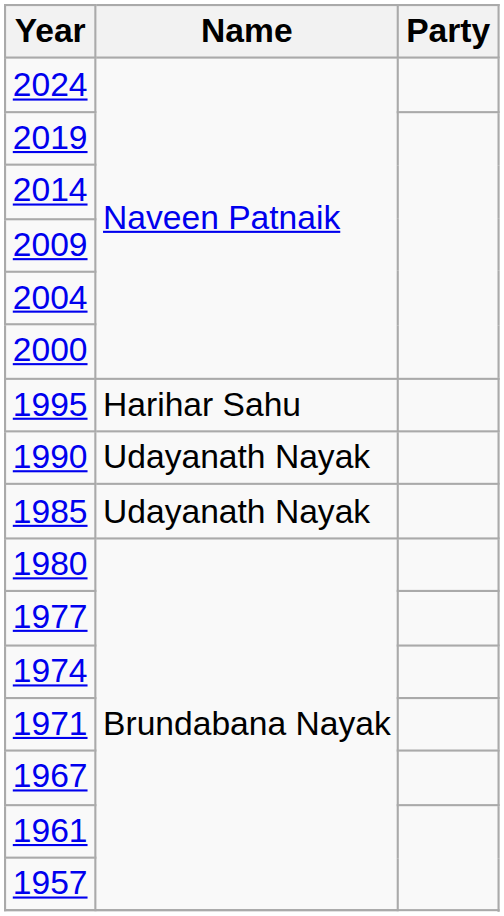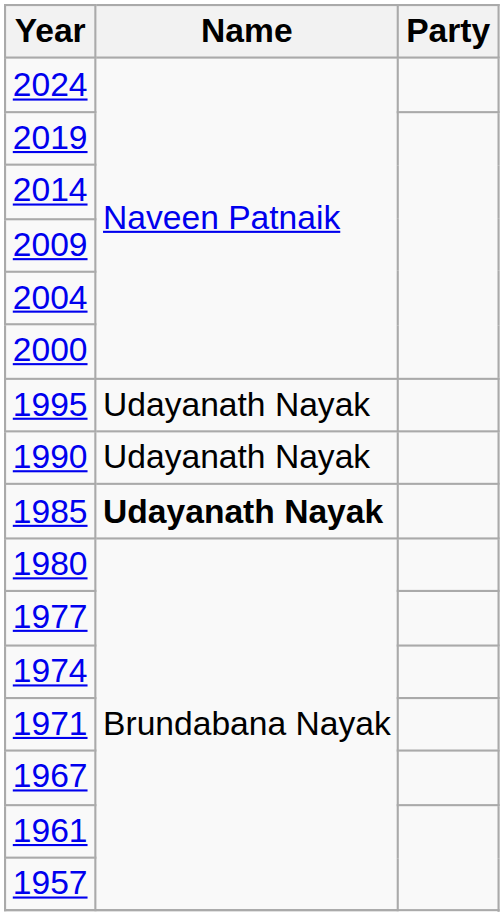(202, 404) Harihar Sahu -> (237, 404) Udayanath Nayak
(237, 510) normal -> (243, 510) bold
